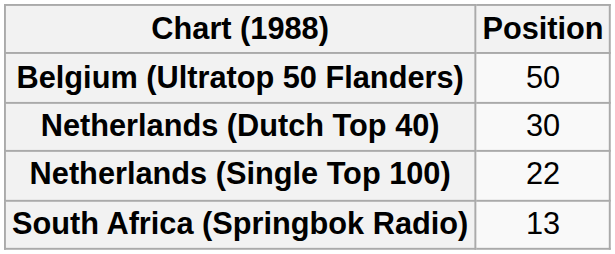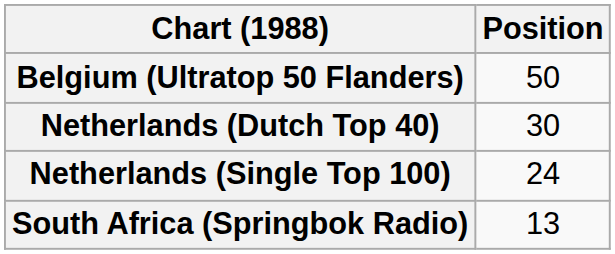(543, 175) 22 -> (543, 175) 24
